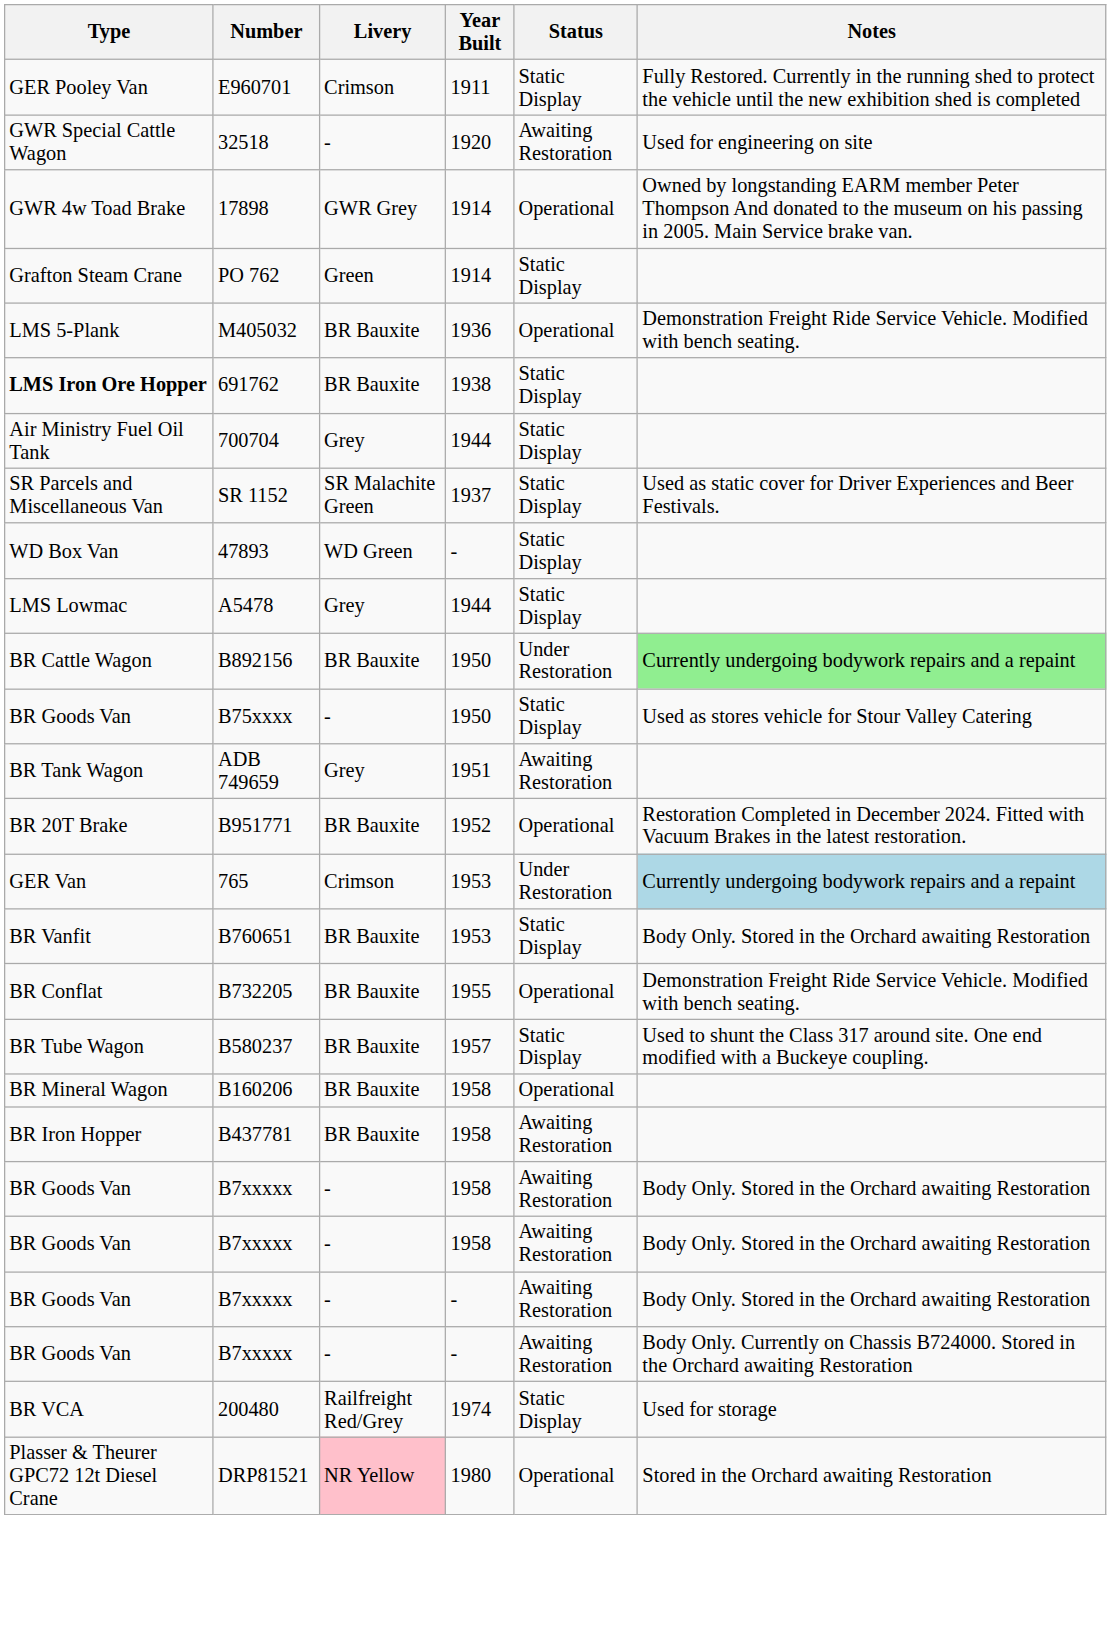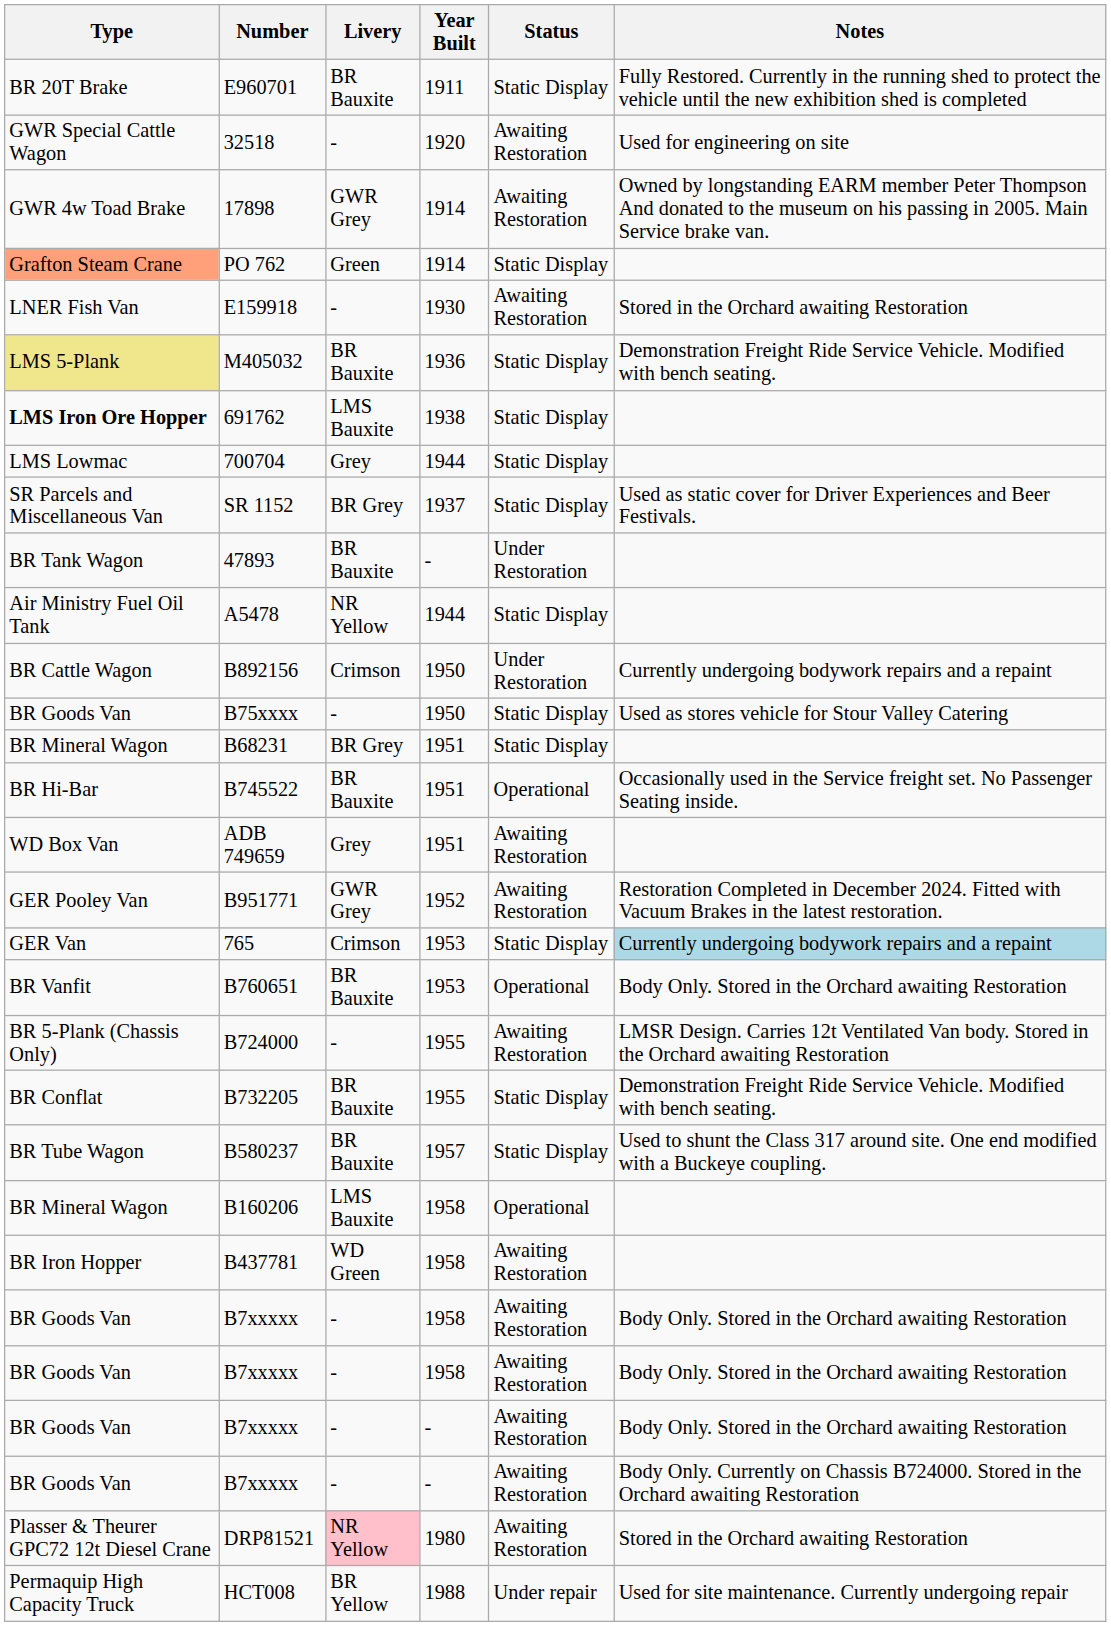(79, 87) GER Pooley Van -> (68, 87) BR 20T Brake
(359, 87) Crimson -> (362, 87) BR Bauxite
(566, 208) Operational -> (540, 208) Awaiting Restoration
(96, 275) no background -> (96, 263) lightsalmon background
+ row: (260, 307)
(64, 330) no background -> (64, 362) khaki background
(566, 330) Operational -> (551, 362) Static Display
(372, 385) BR Bauxite -> (362, 417) LMS Bauxite
(97, 440) Air Ministry Fuel Oil Tank -> (68, 461) LMS Lowmac
(380, 495) SR Malachite Green -> (367, 504) BR Grey
(64, 550) WD Box Van -> (76, 560) BR Tank Wagon
(368, 550) WD Green -> (362, 560) BR Bauxite
(550, 550) Static Display -> (540, 560) Under Restoration
(68, 605) LMS Lowmac -> (97, 615) Air Ministry Fuel Oil Tank
(344, 605) Grey -> (359, 615) NR Yellow
(372, 660) BR Bauxite -> (365, 670) Crimson
(859, 660) lightgreen background -> (835, 670) no background
+ row: (256, 746)
+ row: (261, 789)
(76, 771) BR Tank Wagon -> (64, 844) WD Box Van
(68, 826) BR 20T Brake -> (79, 899) GER Pooley Van
(372, 826) BR Bauxite -> (354, 899) GWR Grey
(566, 826) Operational -> (540, 899) Awaiting Restoration
(565, 881) Under Restoration -> (551, 943) Static Display
(550, 936) Static Display -> (542, 987) Operational
+ row: (261, 1042)
(566, 991) Operational -> (551, 1097) Static Display
(372, 1090) BR Bauxite -> (362, 1207) LMS Bauxite
(372, 1133) BR Bauxite -> (355, 1262) WD Green
- row: (248, 1409)
(566, 1475) Operational -> (540, 1538) Awaiting Restoration
+ row: (259, 1593)
